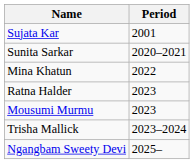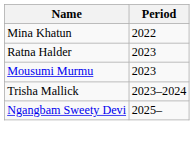- row: (33, 33)
- row: (40, 52)
